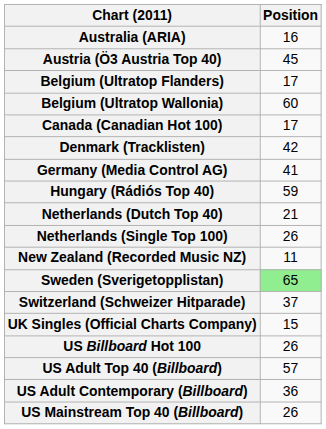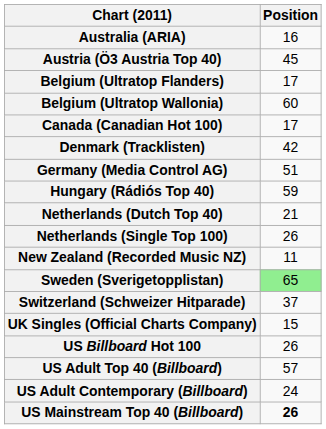(291, 170) 41 -> (291, 170) 51
(291, 390) 36 -> (291, 390) 24
(291, 412) normal -> (291, 412) bold
